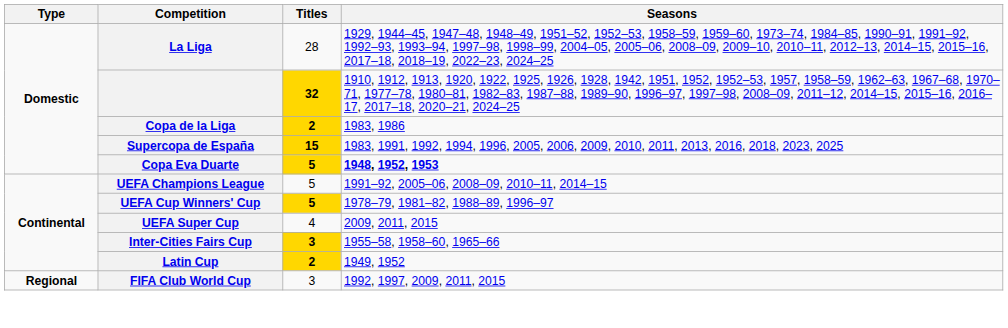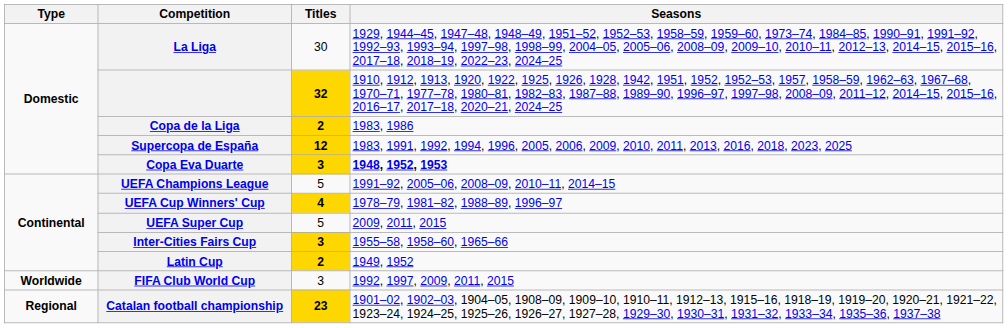(312, 47) 28 -> (321, 47) 30
(312, 146) 15 -> (321, 146) 12
(312, 165) 5 -> (321, 165) 3
(312, 203) 5 -> (321, 203) 4
(312, 223) 4 -> (321, 223) 5
(51, 280) Regional -> (51, 280) Worldwide
+ row: (195, 306)
